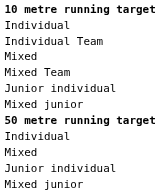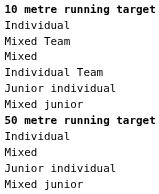rows swapped: (54, 41) <-> (37, 73)
